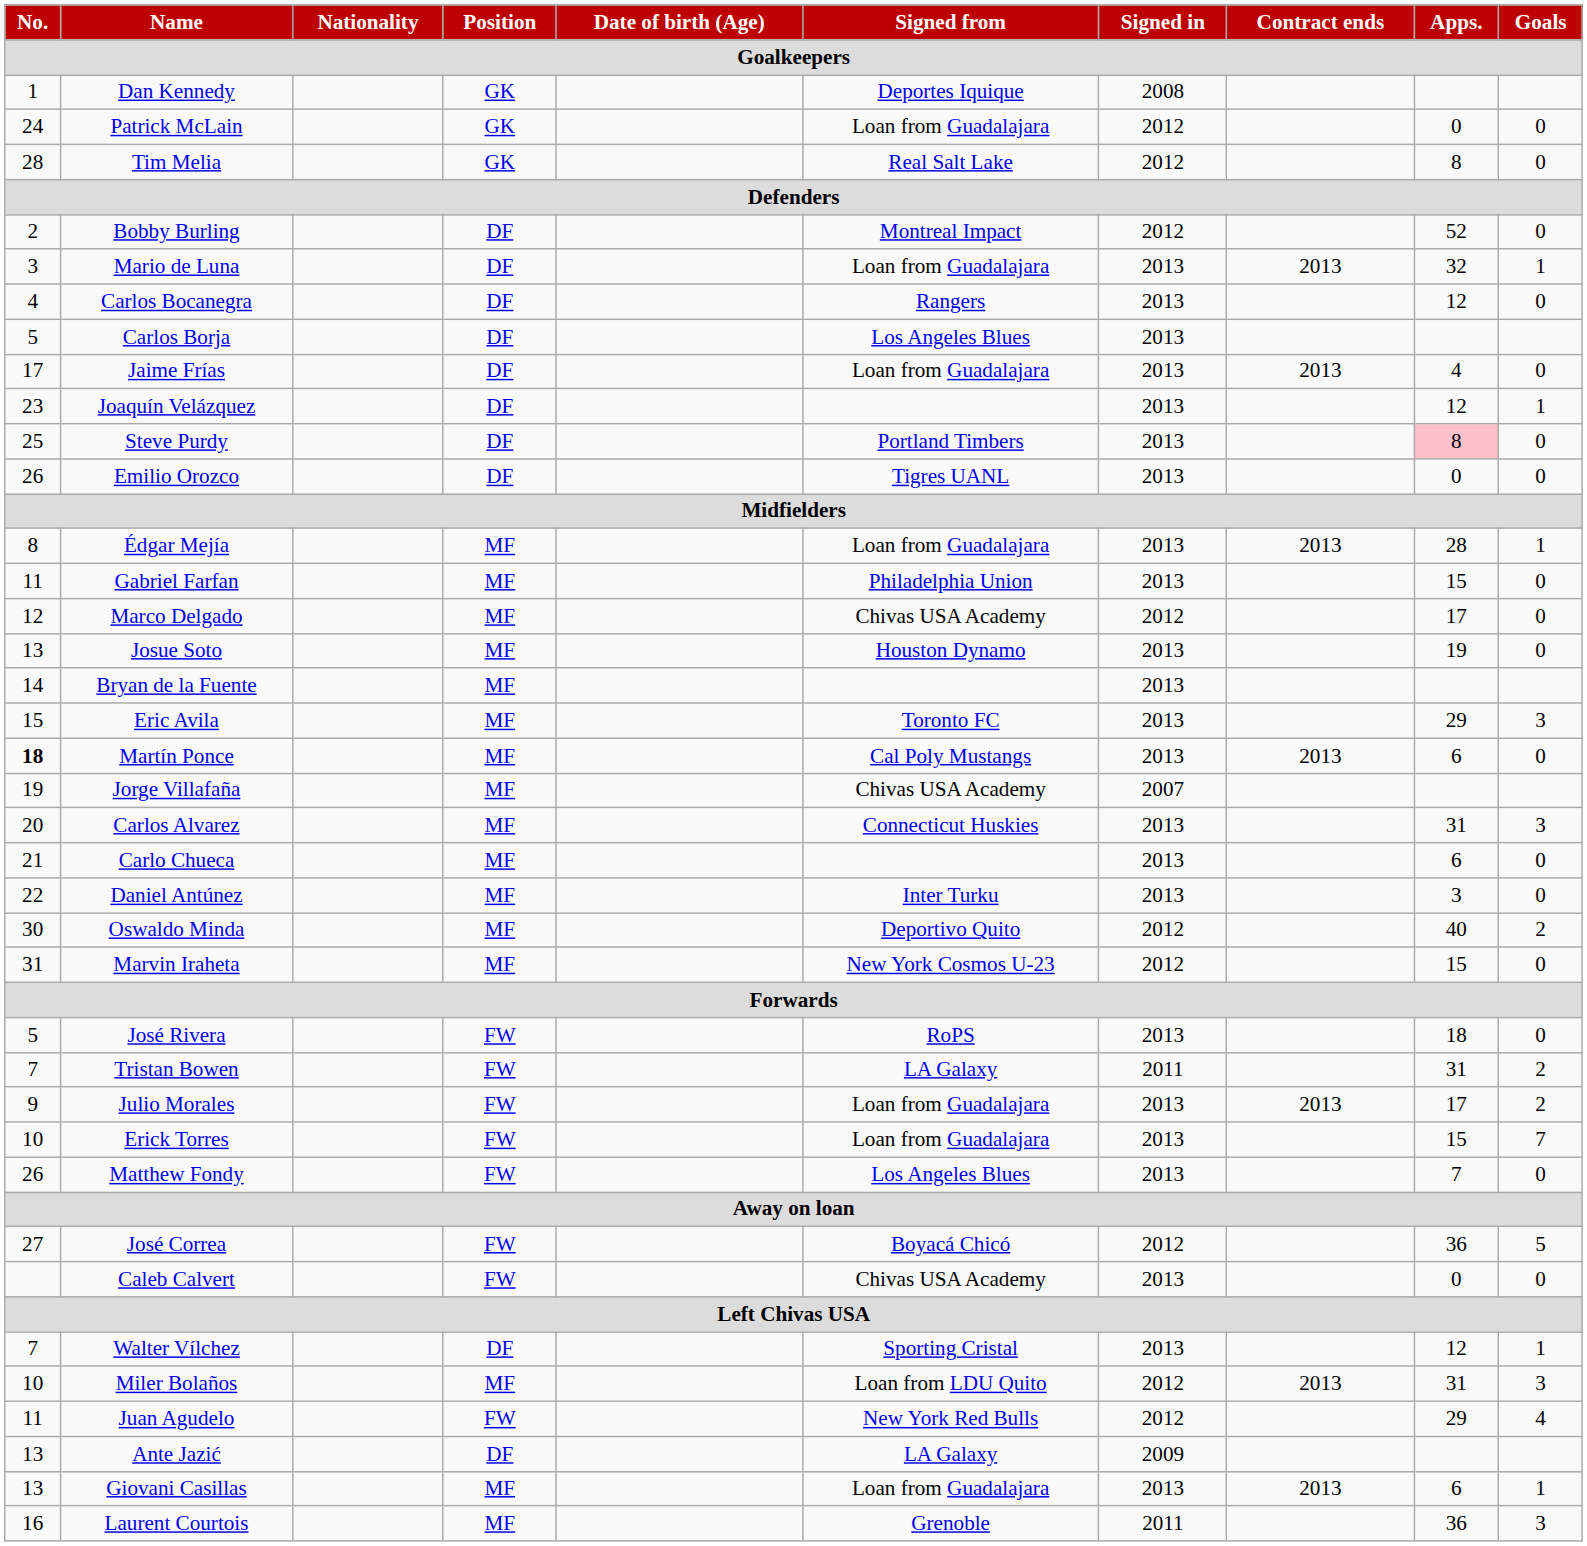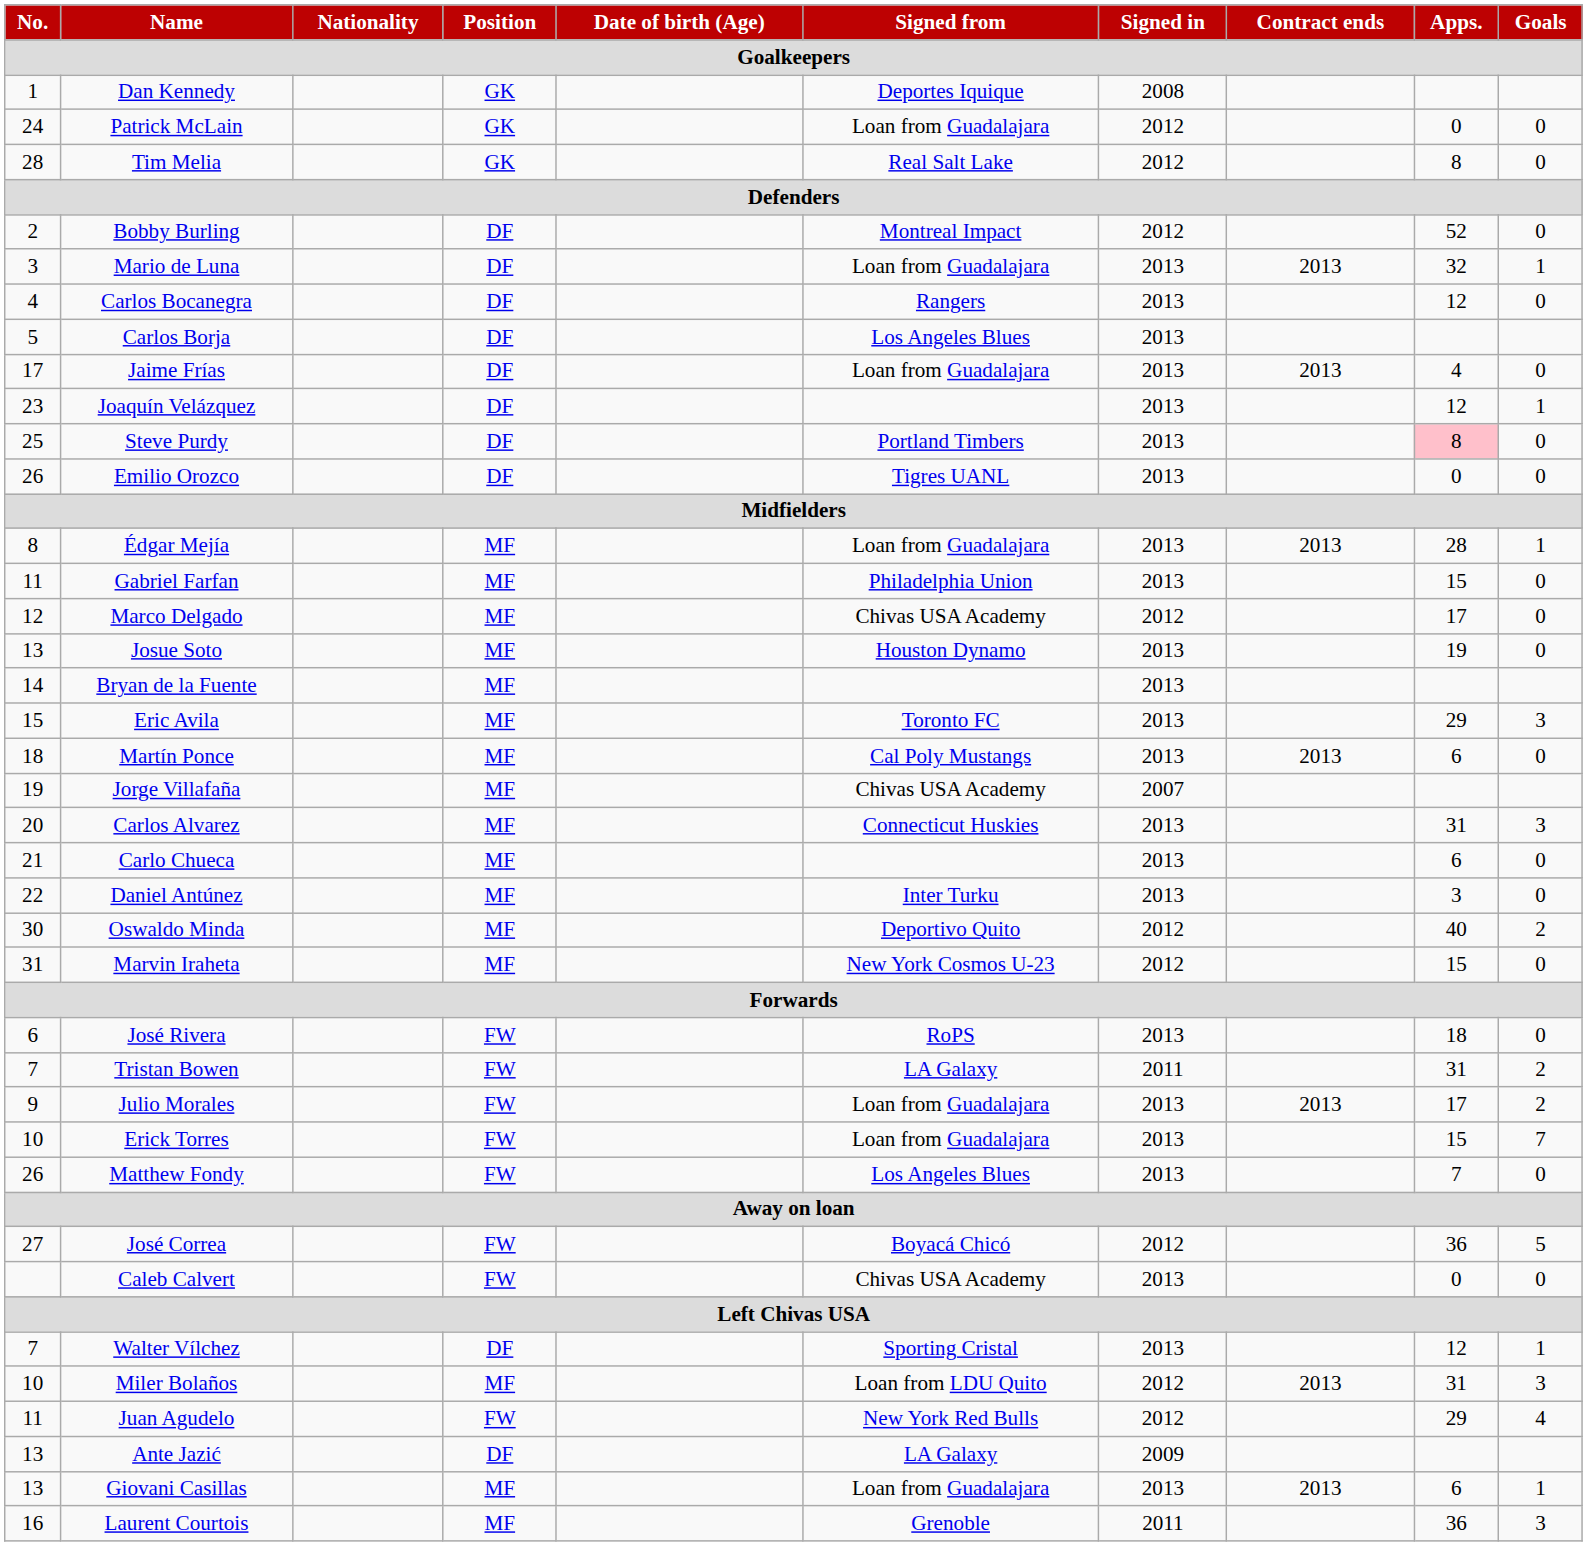(33, 755) bold -> (33, 755) normal
(33, 1034) 5 -> (33, 1034) 6
